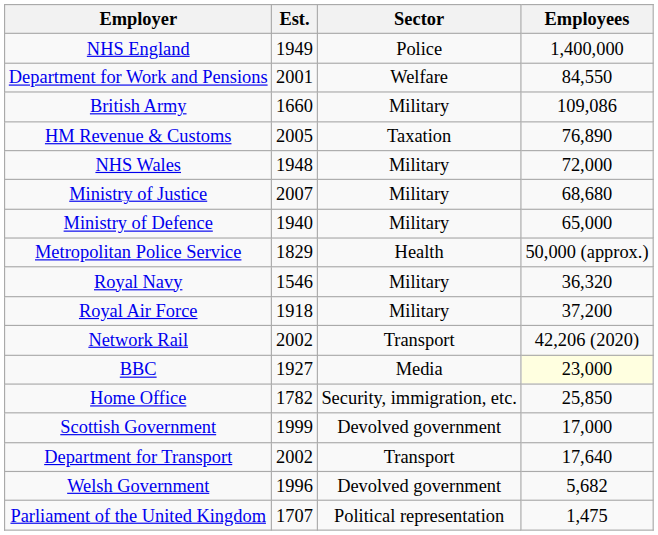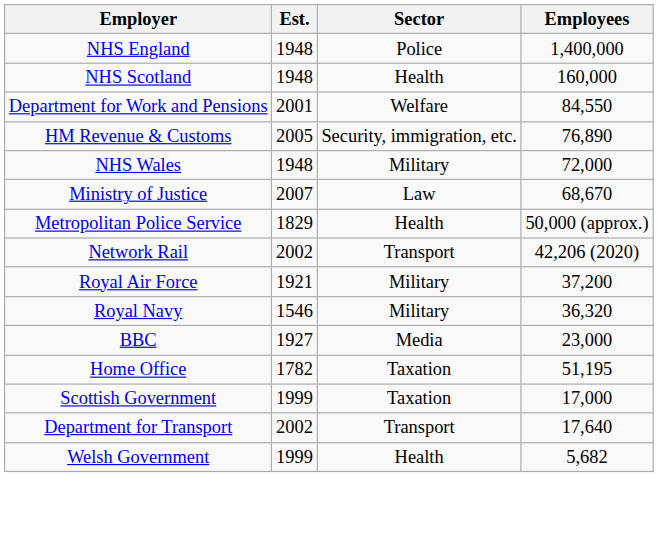(295, 48) 1949 -> (295, 48) 1948
+ row: (138, 77)
- row: (138, 106)
(419, 135) Taxation -> (419, 135) Security, immigration, etc.
(419, 194) Military -> (419, 194) Law
(587, 194) 68,680 -> (587, 194) 68,670
- row: (138, 223)
rows swapped: (138, 340) <-> (138, 281)
(295, 310) 1918 -> (295, 281) 1921
(587, 369) lightyellow background -> (587, 340) no background
(419, 398) Security, immigration, etc. -> (419, 369) Taxation
(587, 398) 25,850 -> (587, 369) 51,195
(419, 427) Devolved government -> (419, 398) Taxation
(295, 485) 1996 -> (295, 456) 1999
(419, 485) Devolved government -> (419, 456) Health
- row: (138, 515)
